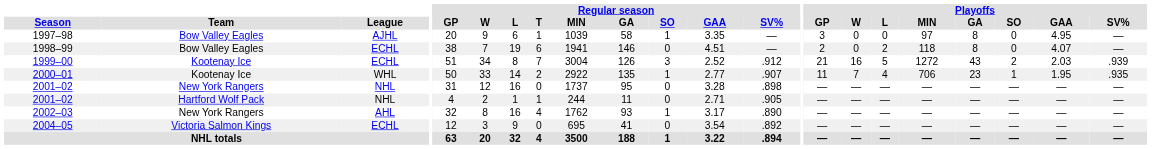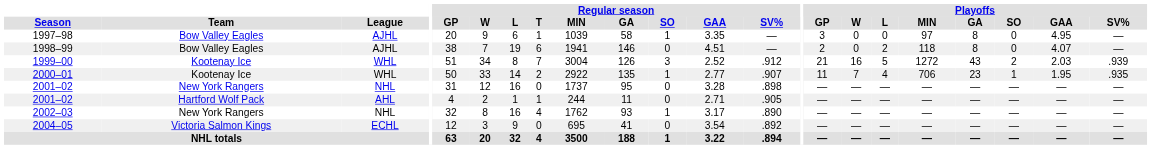(385, 48) ECHL -> (385, 48) AJHL
(385, 61) ECHL -> (385, 61) WHL
(385, 100) NHL -> (385, 100) AHL
(385, 112) AHL -> (385, 112) NHL
